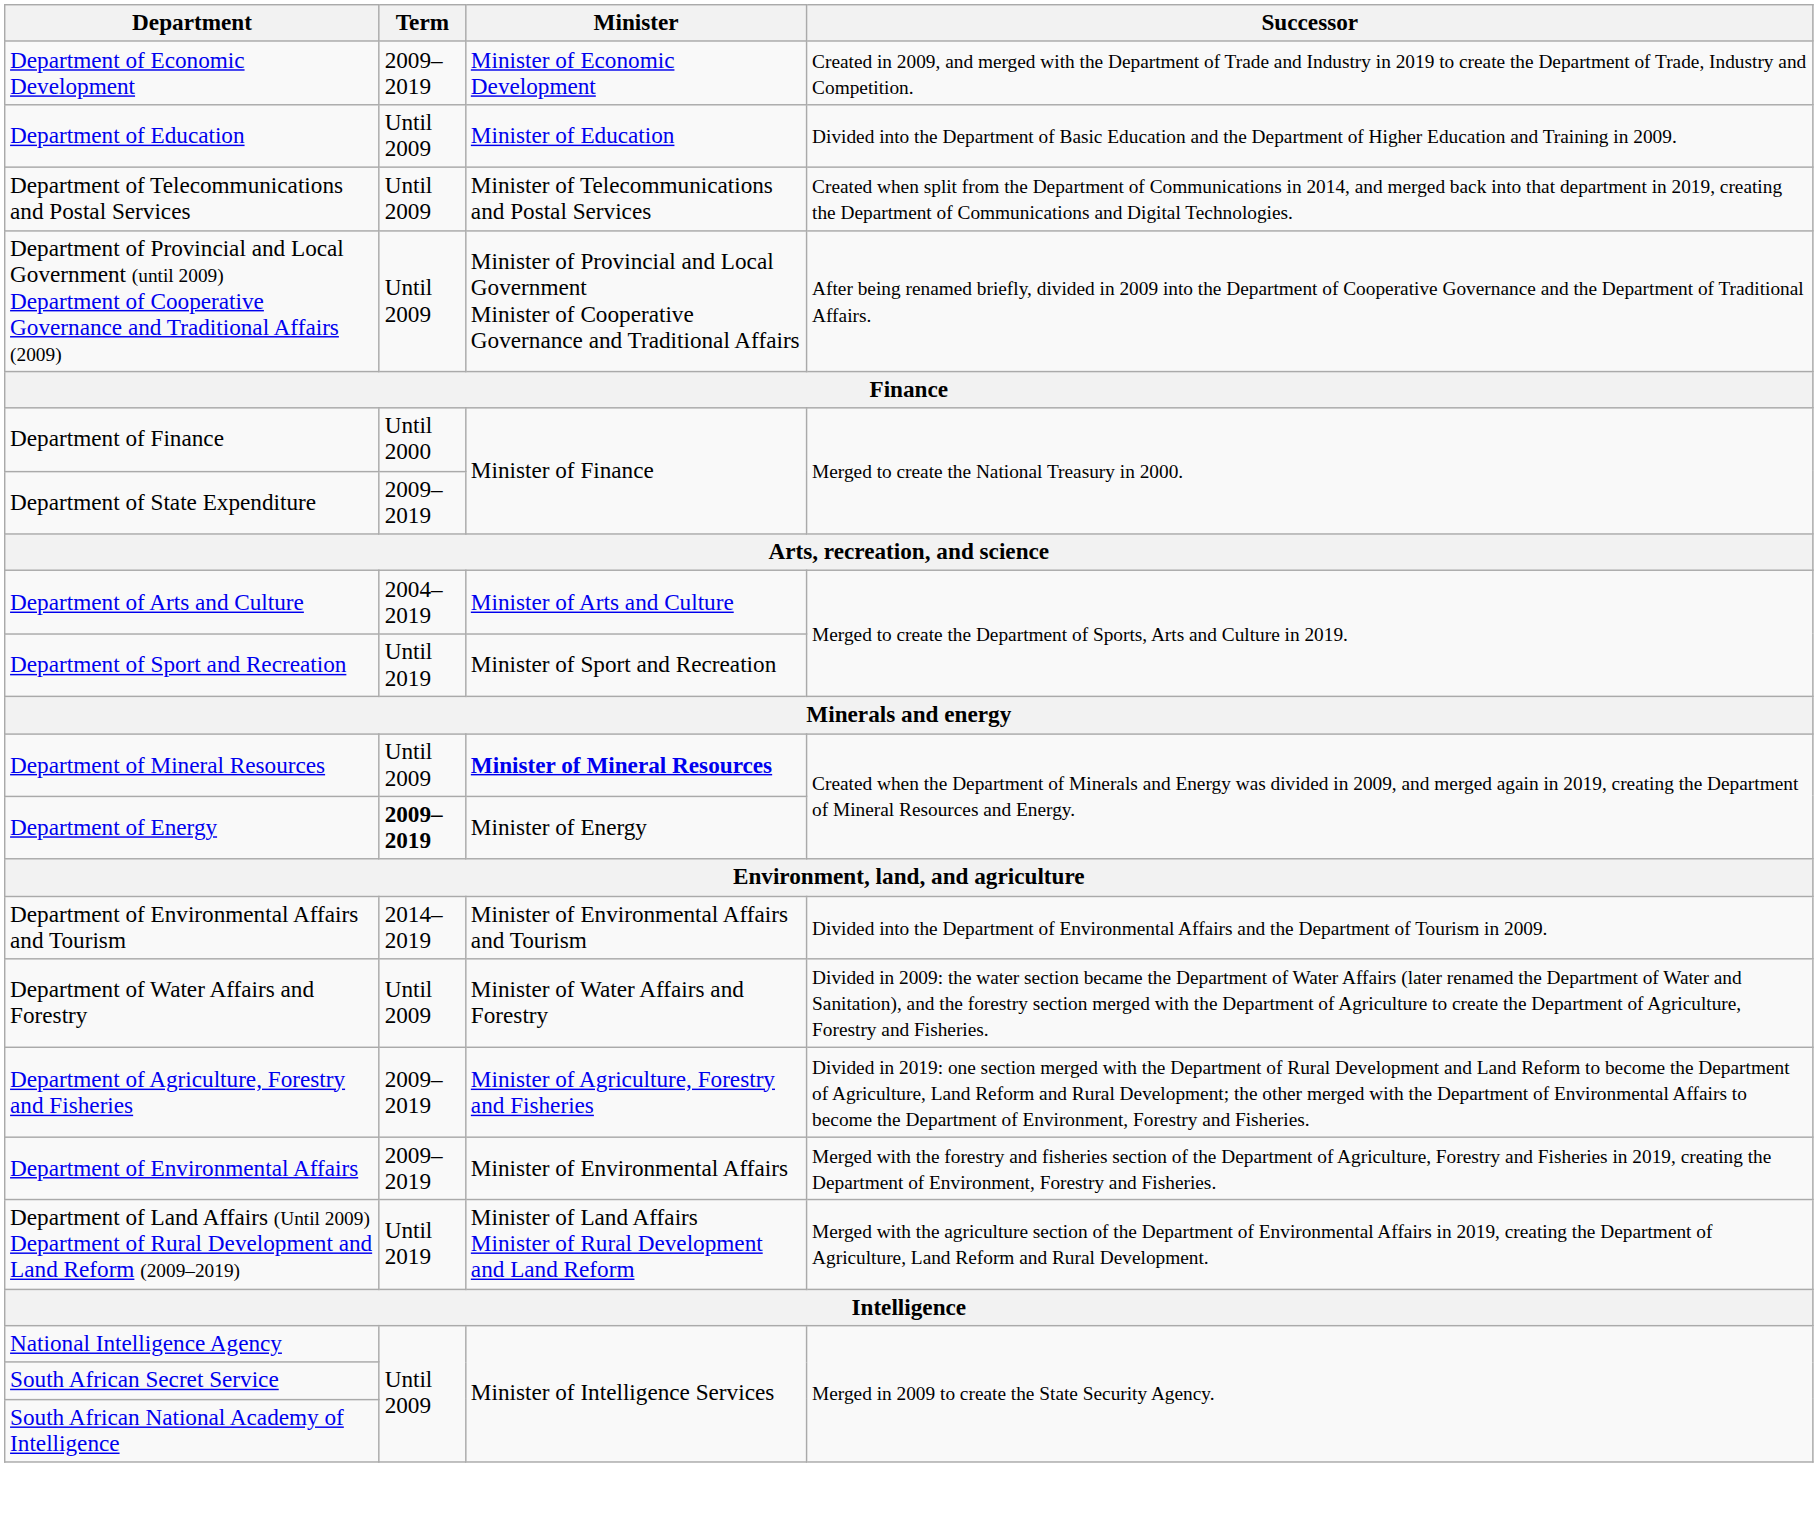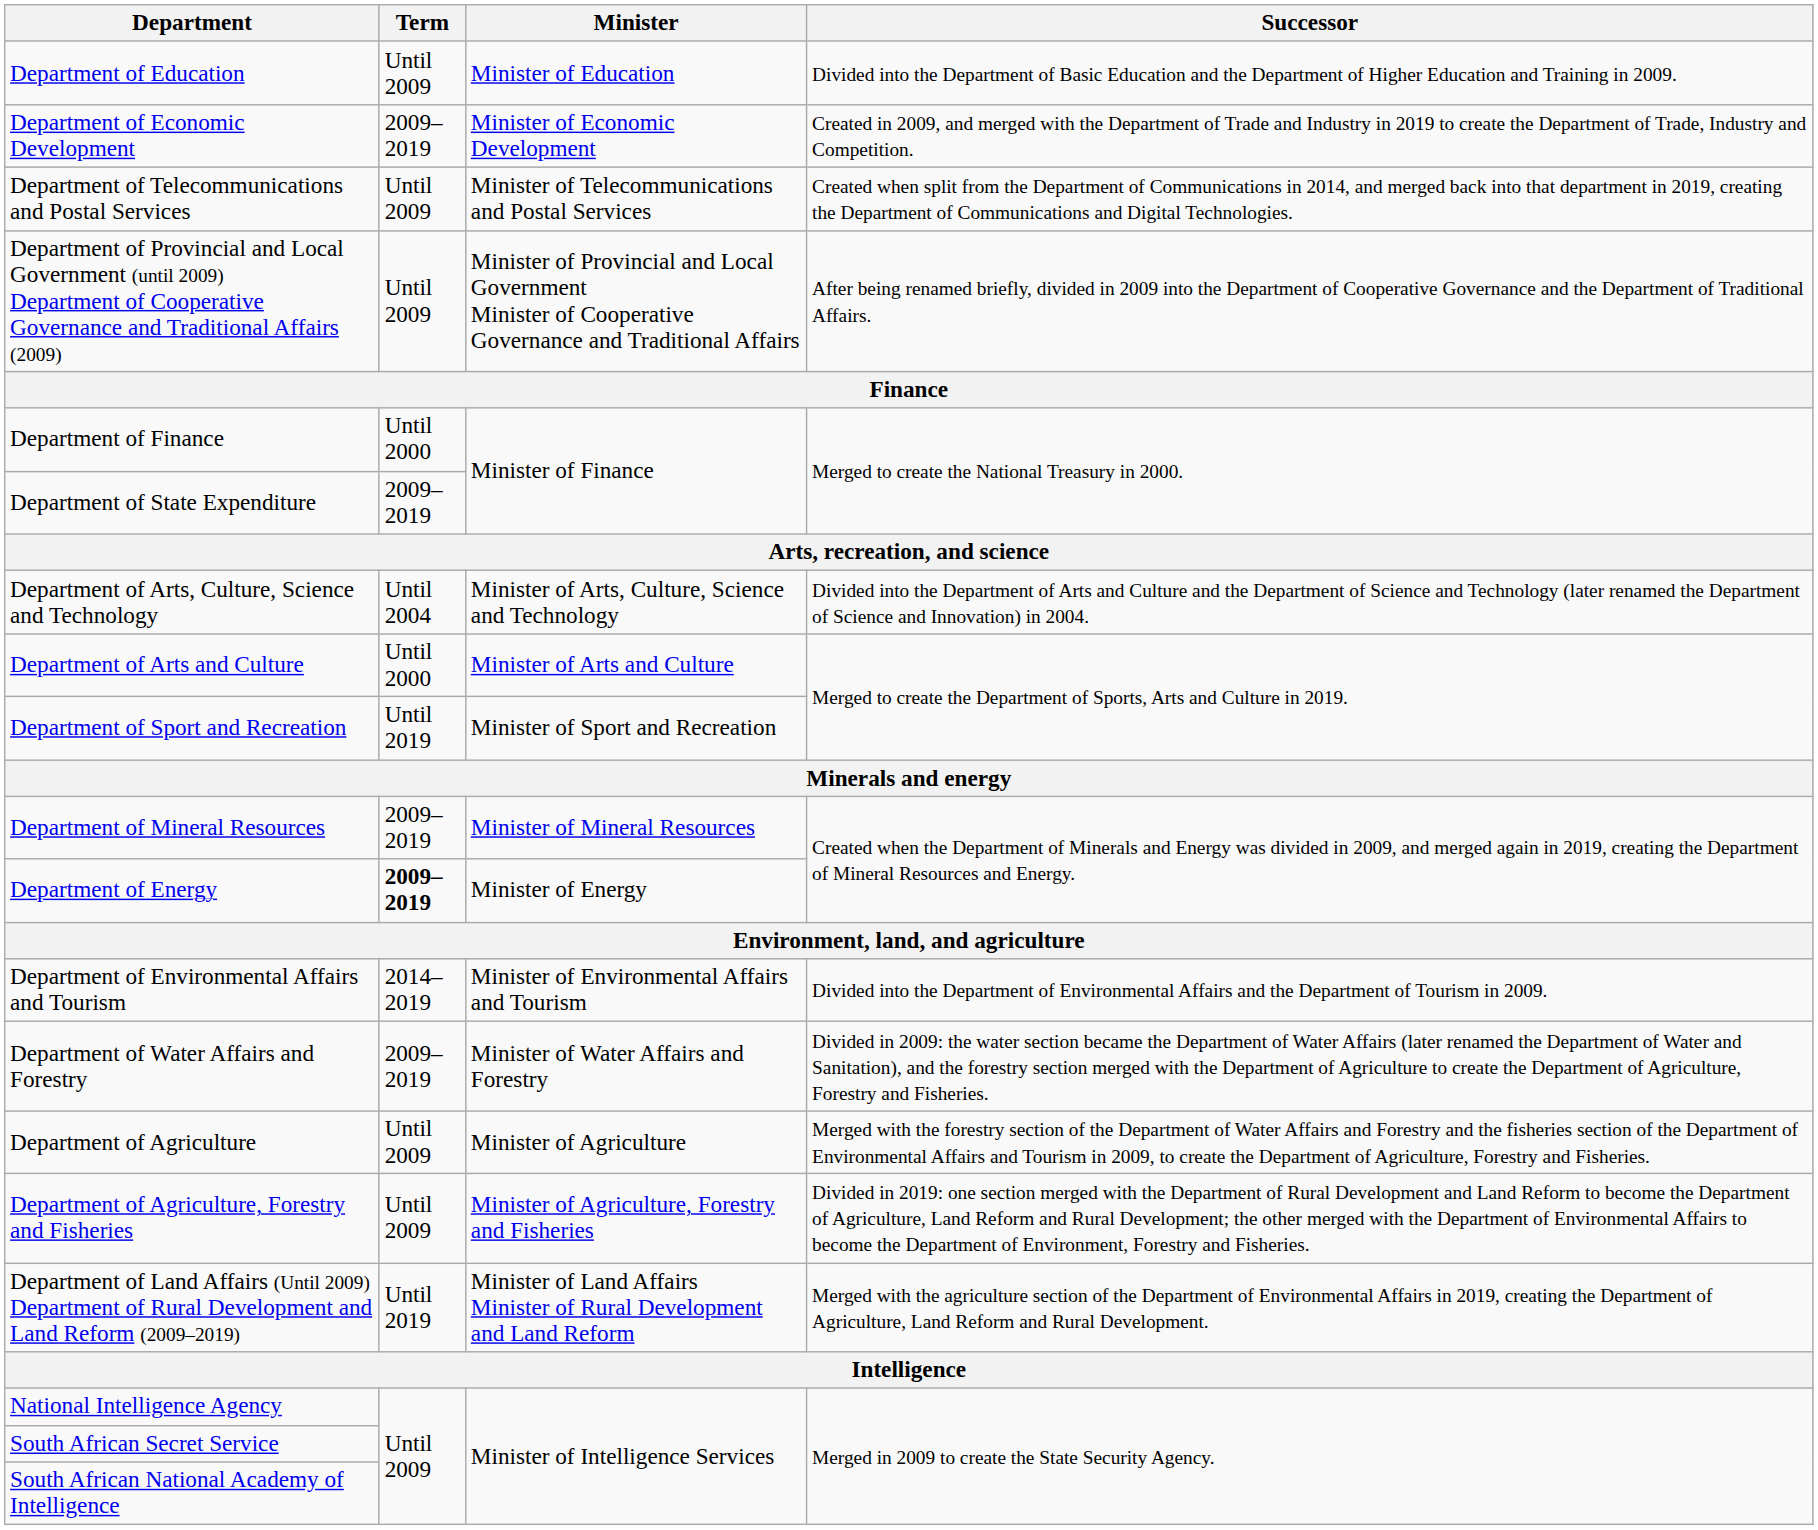rows swapped: (127, 135) <-> (127, 72)
+ row: (182, 601)
(414, 601) 2004–2019 -> (408, 664) Until 2000
(408, 764) Until 2009 -> (414, 827) 2009–2019
(621, 764) bold -> (613, 827) normal
(408, 1003) Until 2009 -> (414, 1065) 2009–2019
+ row: (133, 1141)
(414, 1092) 2009–2019 -> (408, 1217) Until 2009
- row: (184, 1168)
